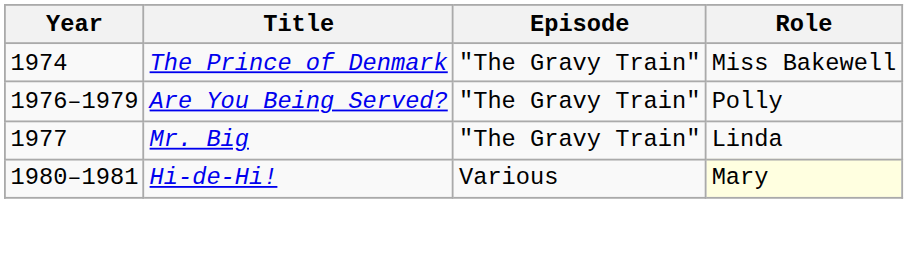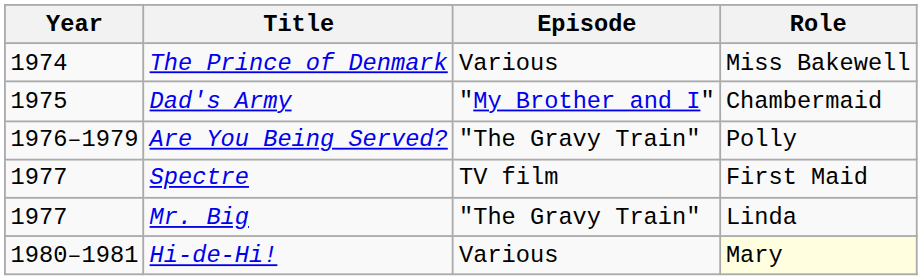(580, 63) "The Gravy Train" -> (509, 63) Various
+ row: (221, 101)
+ row: (199, 178)
